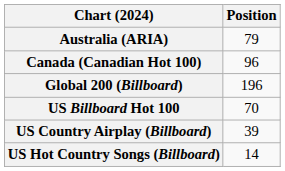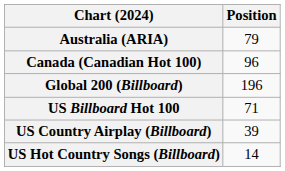(252, 108) 70 -> (252, 108) 71
